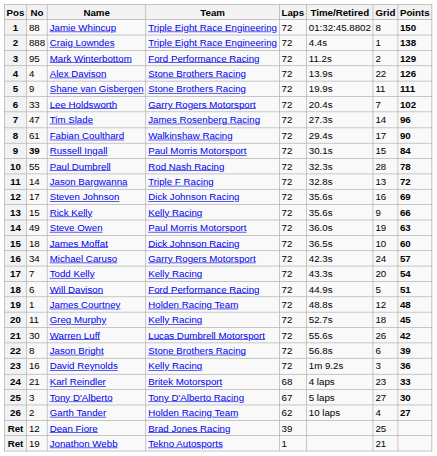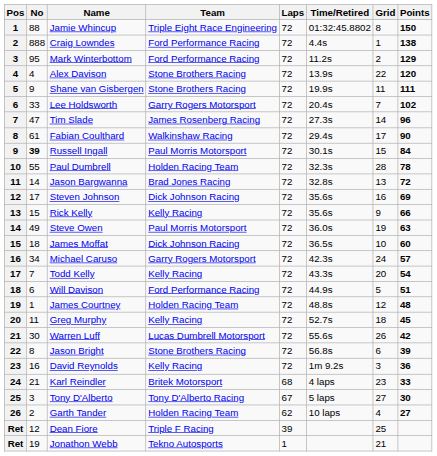(213, 43) Triple Eight Race Engineering -> (204, 43) Ford Performance Racing
(408, 74) 126 -> (408, 74) 120
(186, 166) Rod Nash Racing -> (193, 166) Holden Racing Team
(181, 182) Triple F Racing -> (189, 182) Brad Jones Racing
(189, 428) Brad Jones Racing -> (181, 428) Triple F Racing
